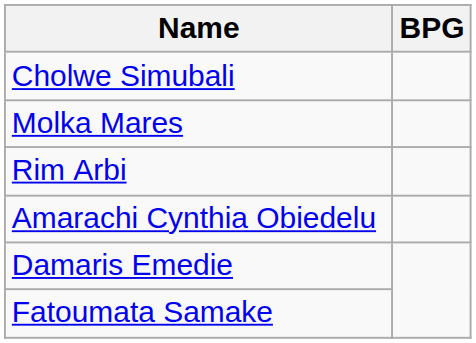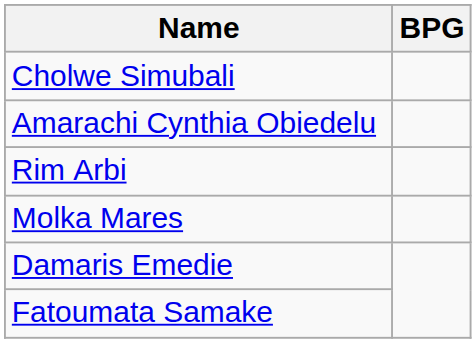rows swapped: (194, 218) <-> (97, 123)
